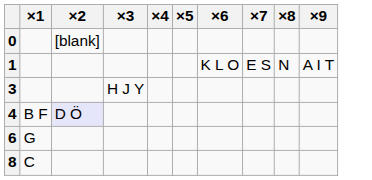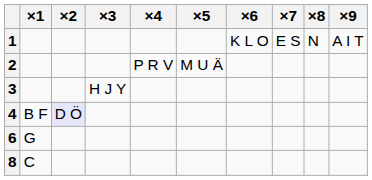- row: (12, 41)
+ row: (12, 65)
